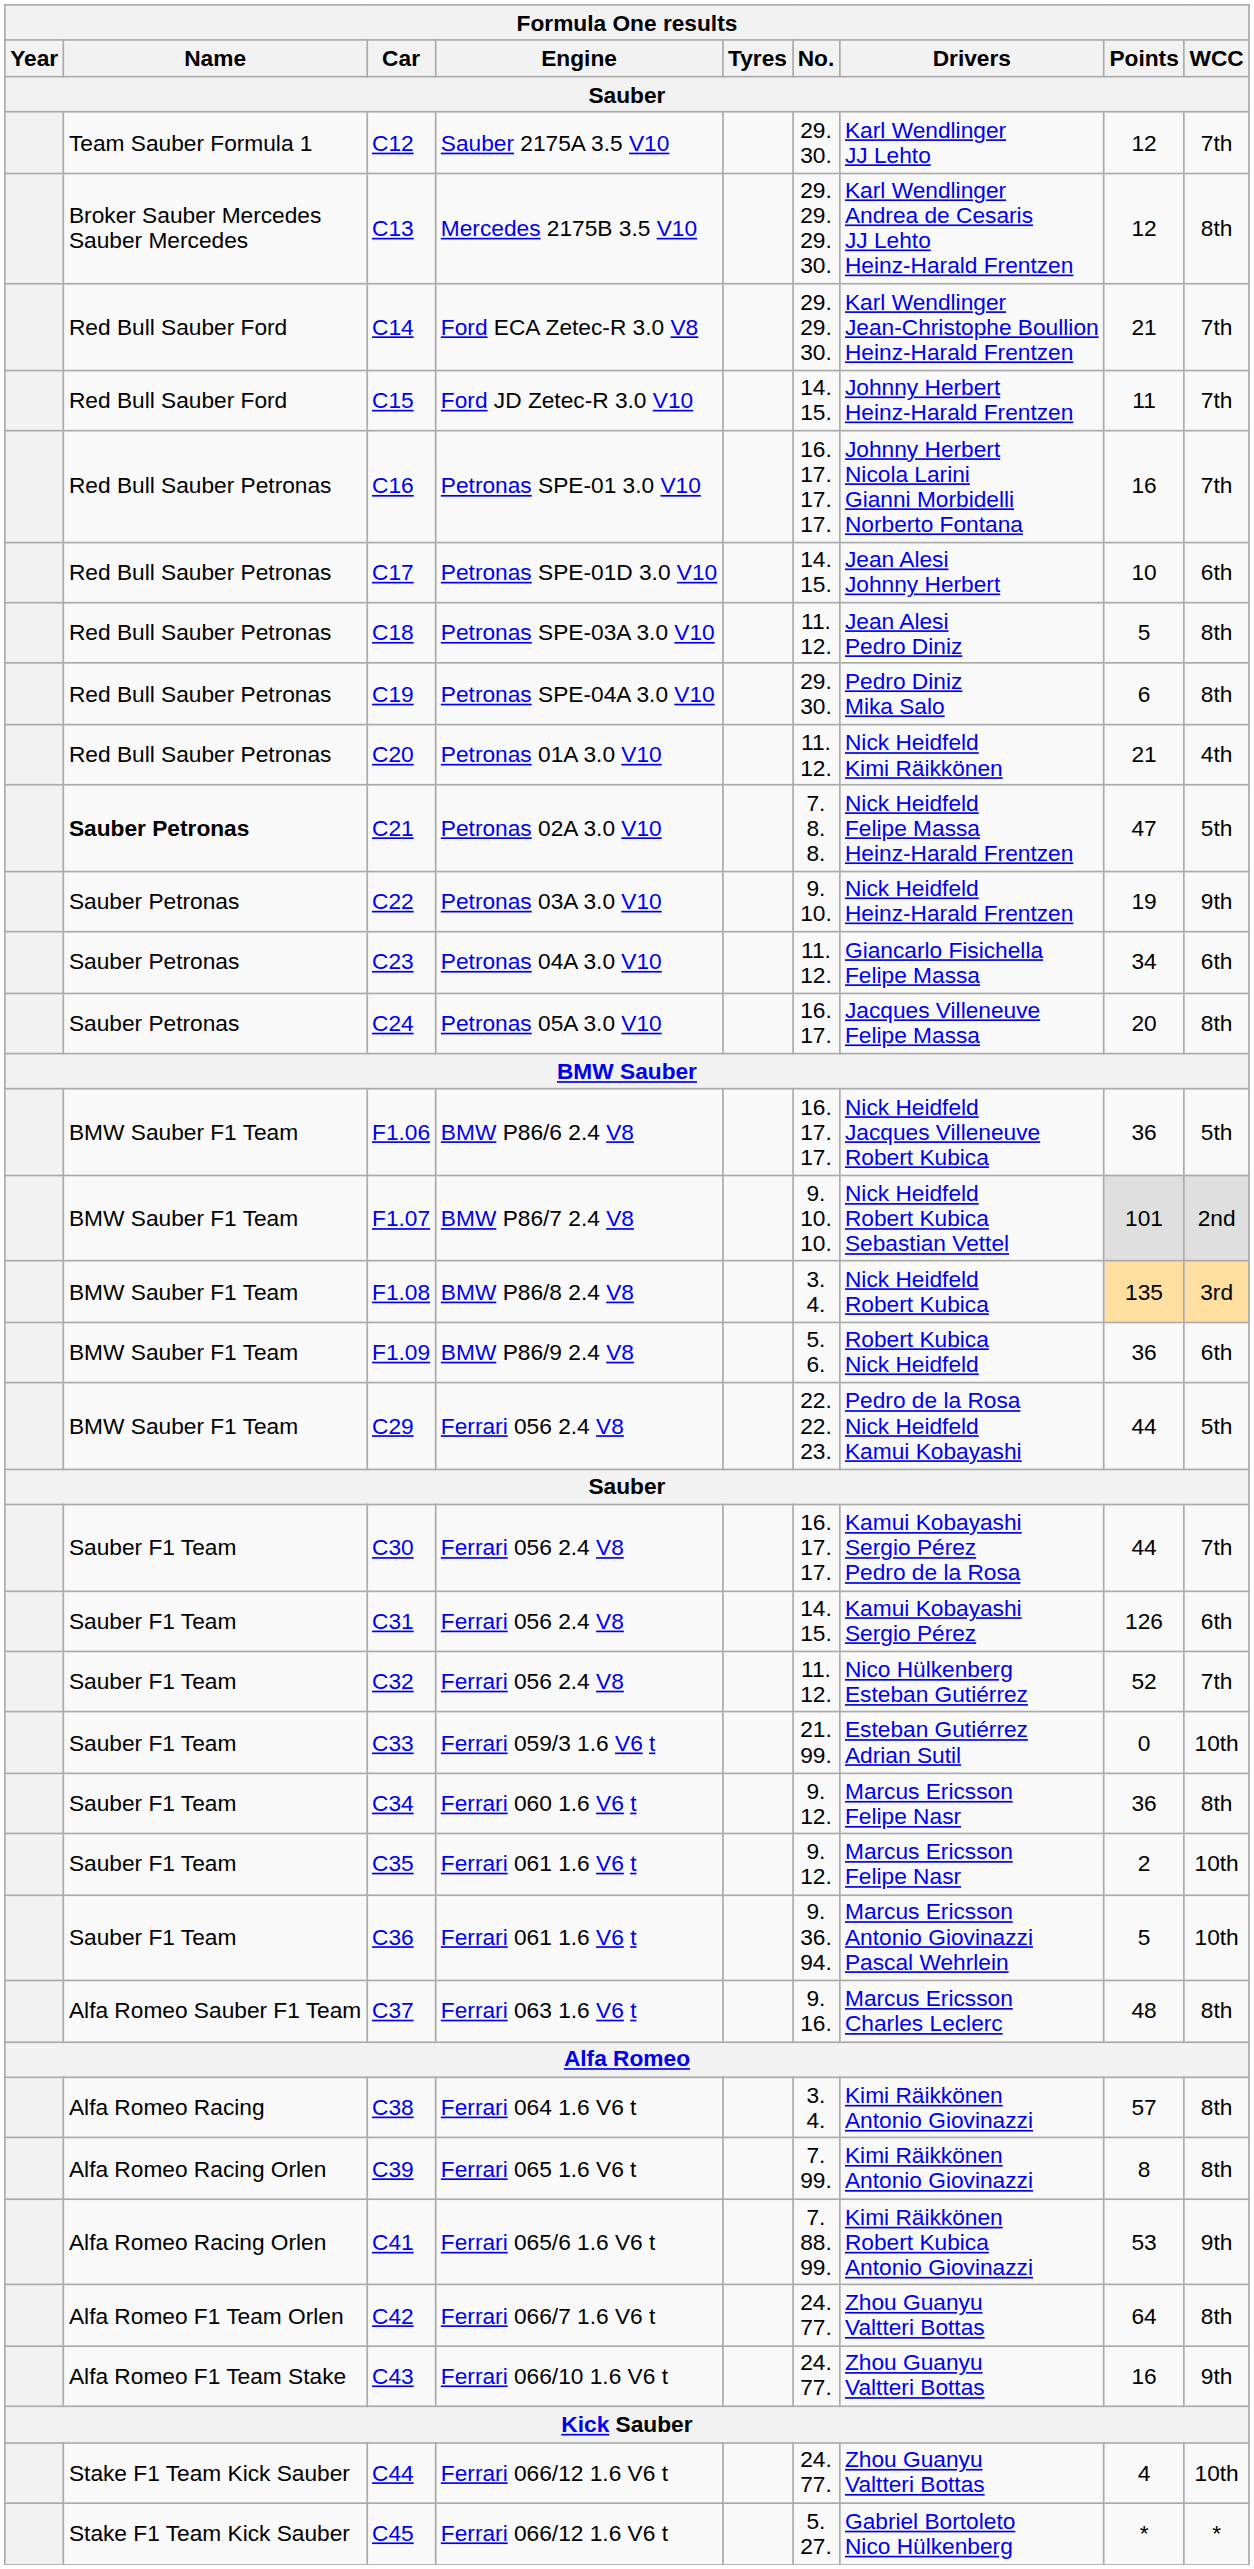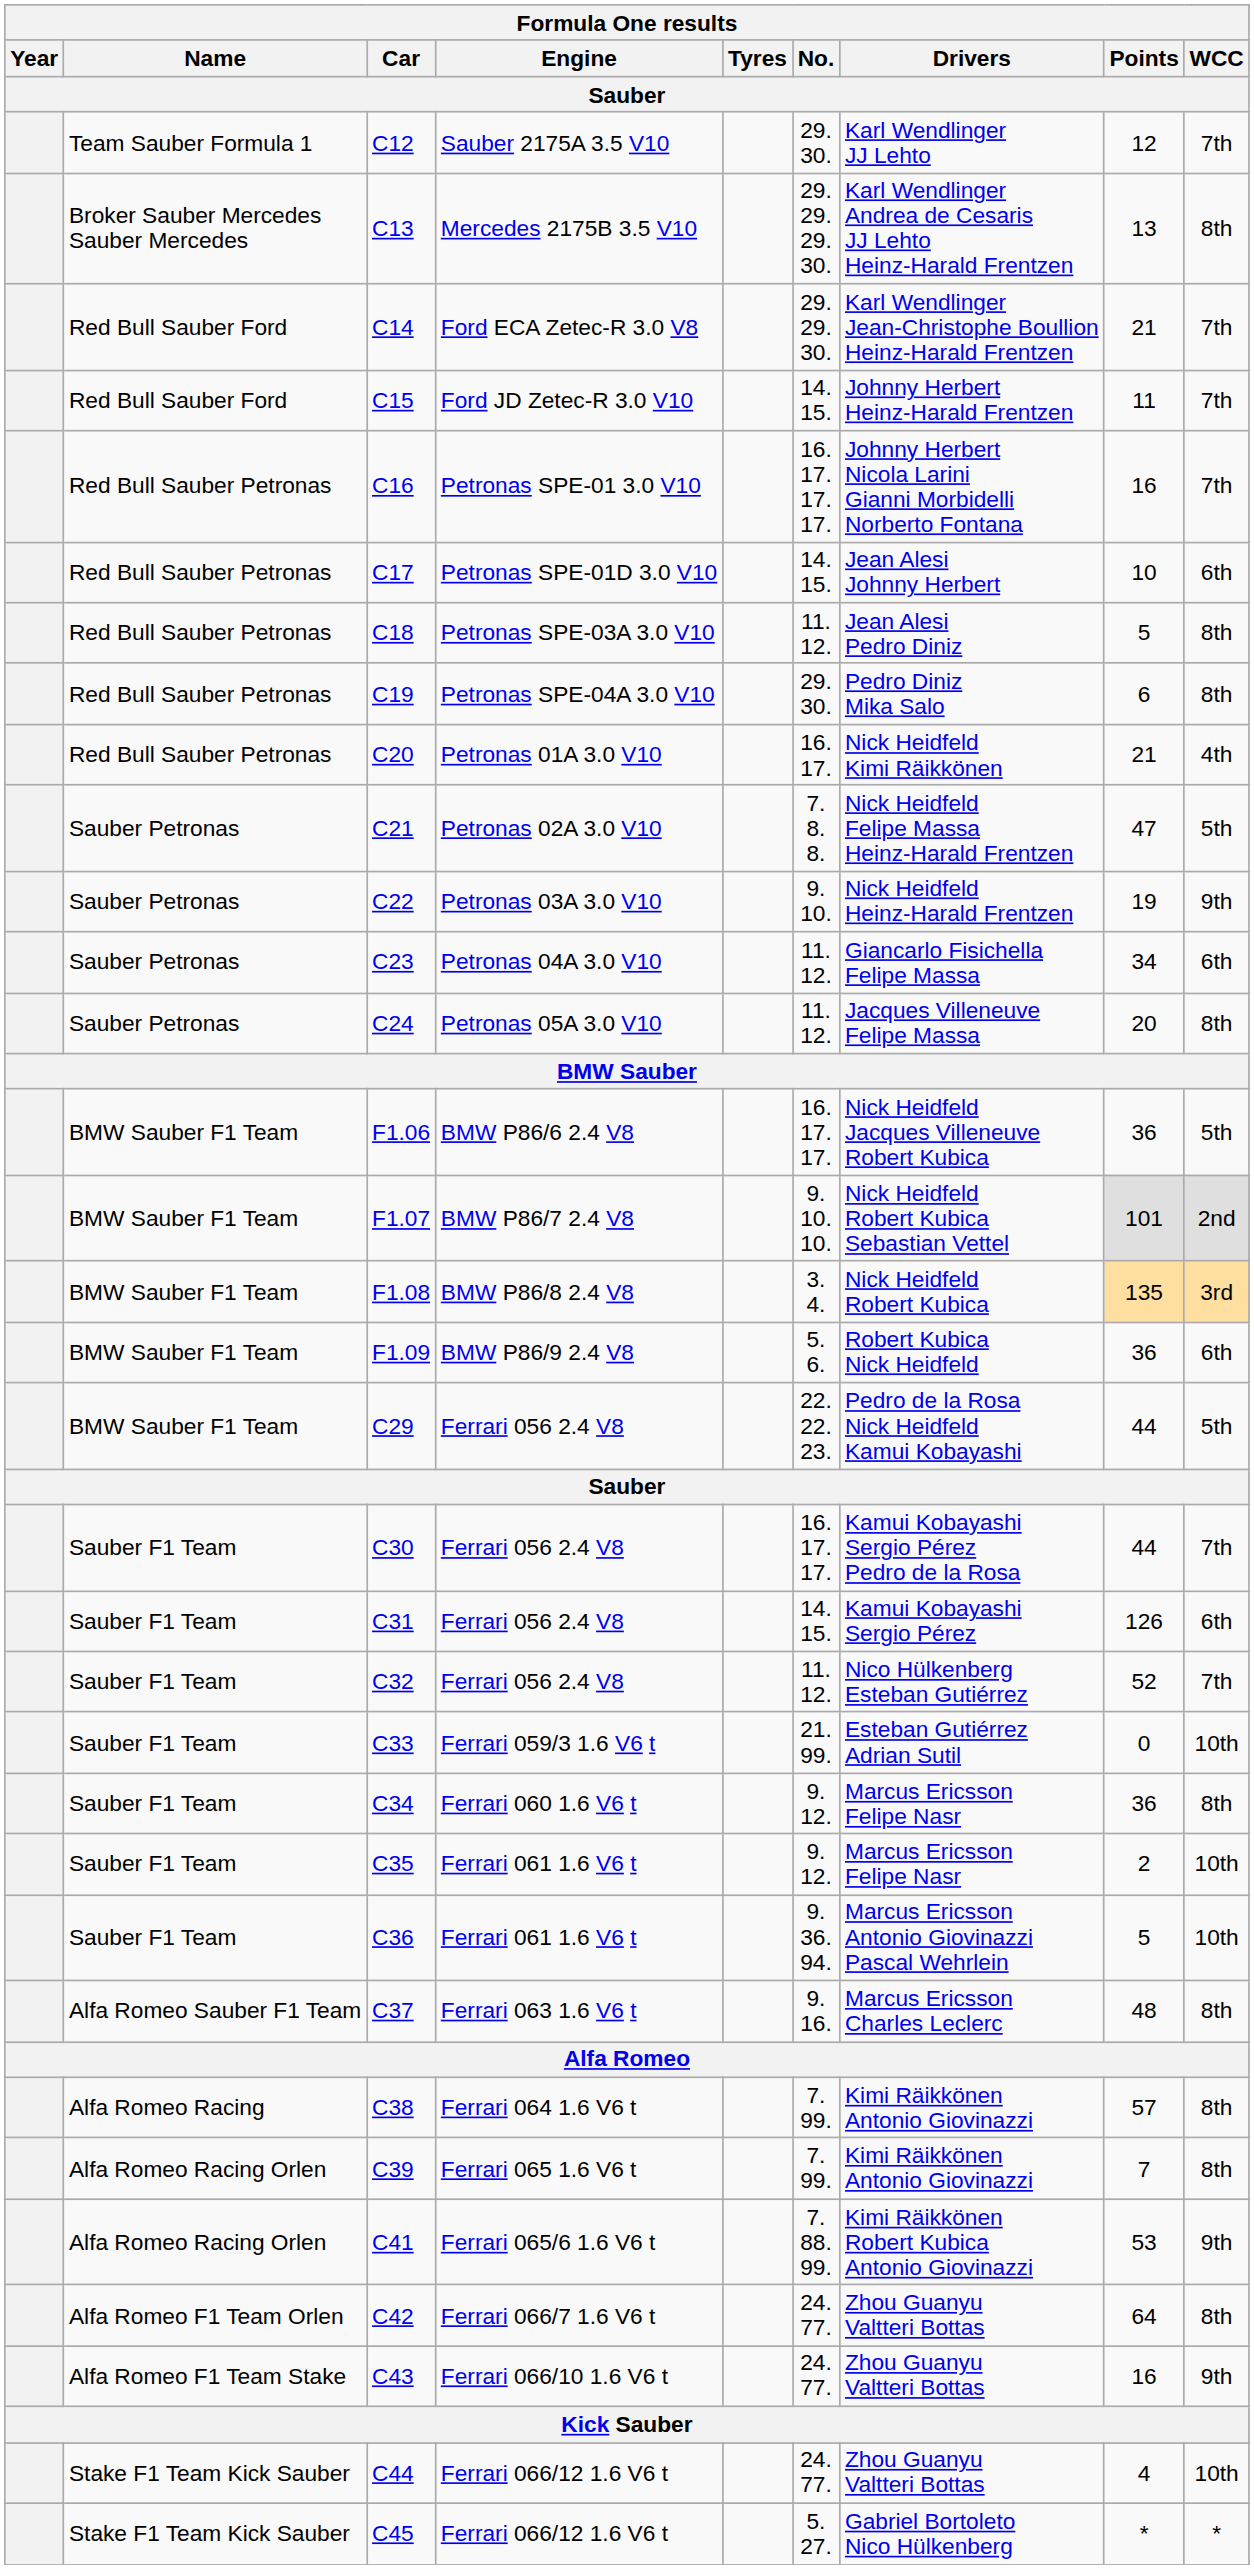(1144, 228) 12 -> (1144, 228) 13
(816, 754) 11. 12. -> (816, 754) 16. 17.
(159, 828) bold -> (154, 828) normal
(816, 1023) 16. 17. -> (816, 1023) 11. 12.
(816, 2107) 3. 4. -> (816, 2107) 7. 99.
(1144, 2168) 8 -> (1144, 2168) 7
